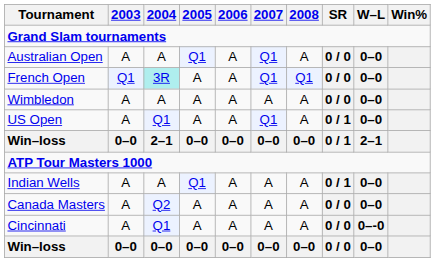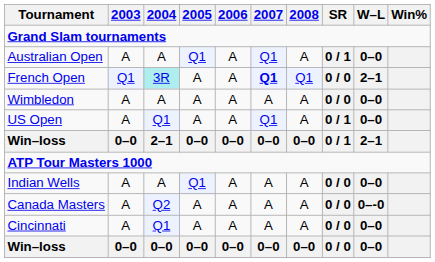(338, 57) 0 / 0 -> (338, 57) 0 / 1
(268, 78) normal -> (268, 78) bold
(371, 78) 0–0 -> (371, 78) 2–1
(338, 183) 0 / 1 -> (338, 183) 0 / 0
(371, 204) 0–0 -> (371, 204) 0–-0
(371, 225) 0–-0 -> (371, 225) 0–0
